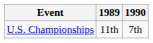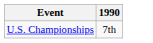- column: (109, 12)
